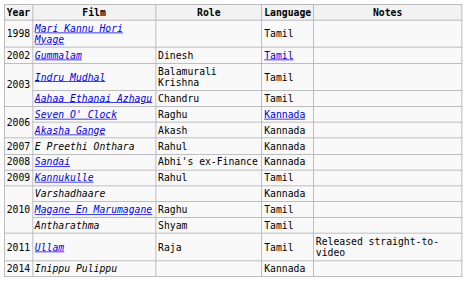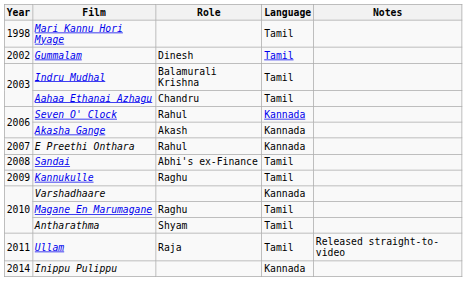(173, 114) Raghu -> (173, 114) Rahul
(285, 162) Kannada -> (279, 162) Tamil
(173, 178) Rahul -> (173, 178) Raghu
